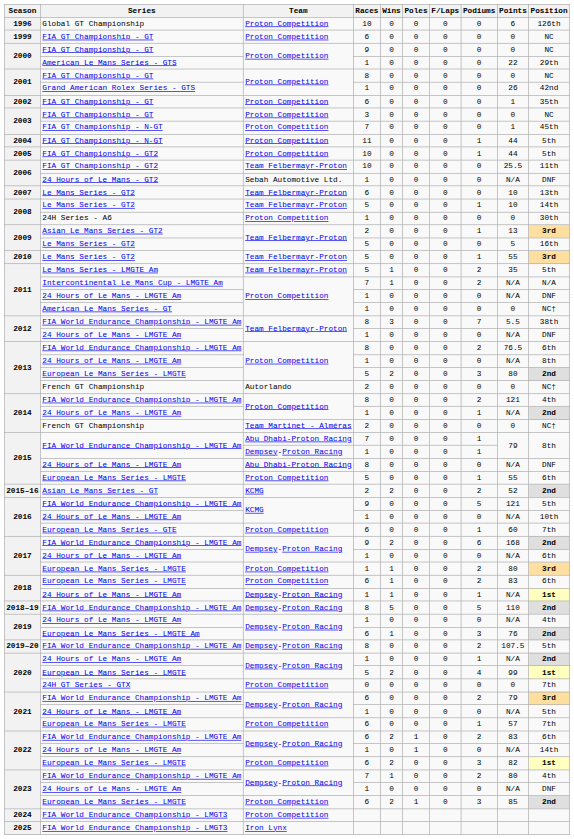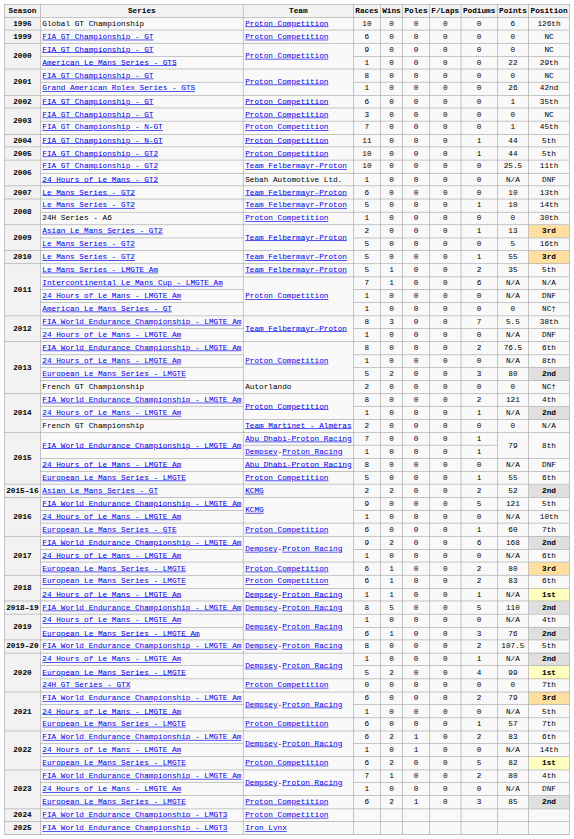(479, 283) 2 -> (479, 283) 6
(549, 426) NC† -> (549, 426) N/A
(367, 568) 1 -> (367, 568) 6
(479, 763) 3 -> (479, 763) 5
